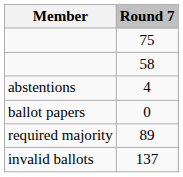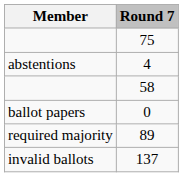rows swapped: (147, 64) <-> (147, 87)
